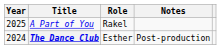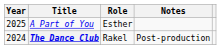(115, 24) Rakel -> (118, 24) Esther
(118, 38) Esther -> (115, 38) Rakel
